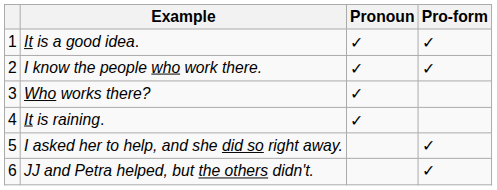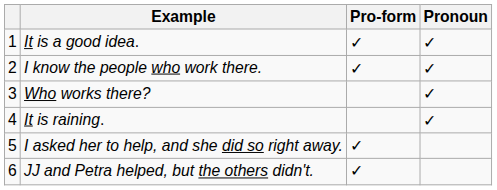columns swapped: (382, 16) <-> (455, 16)
